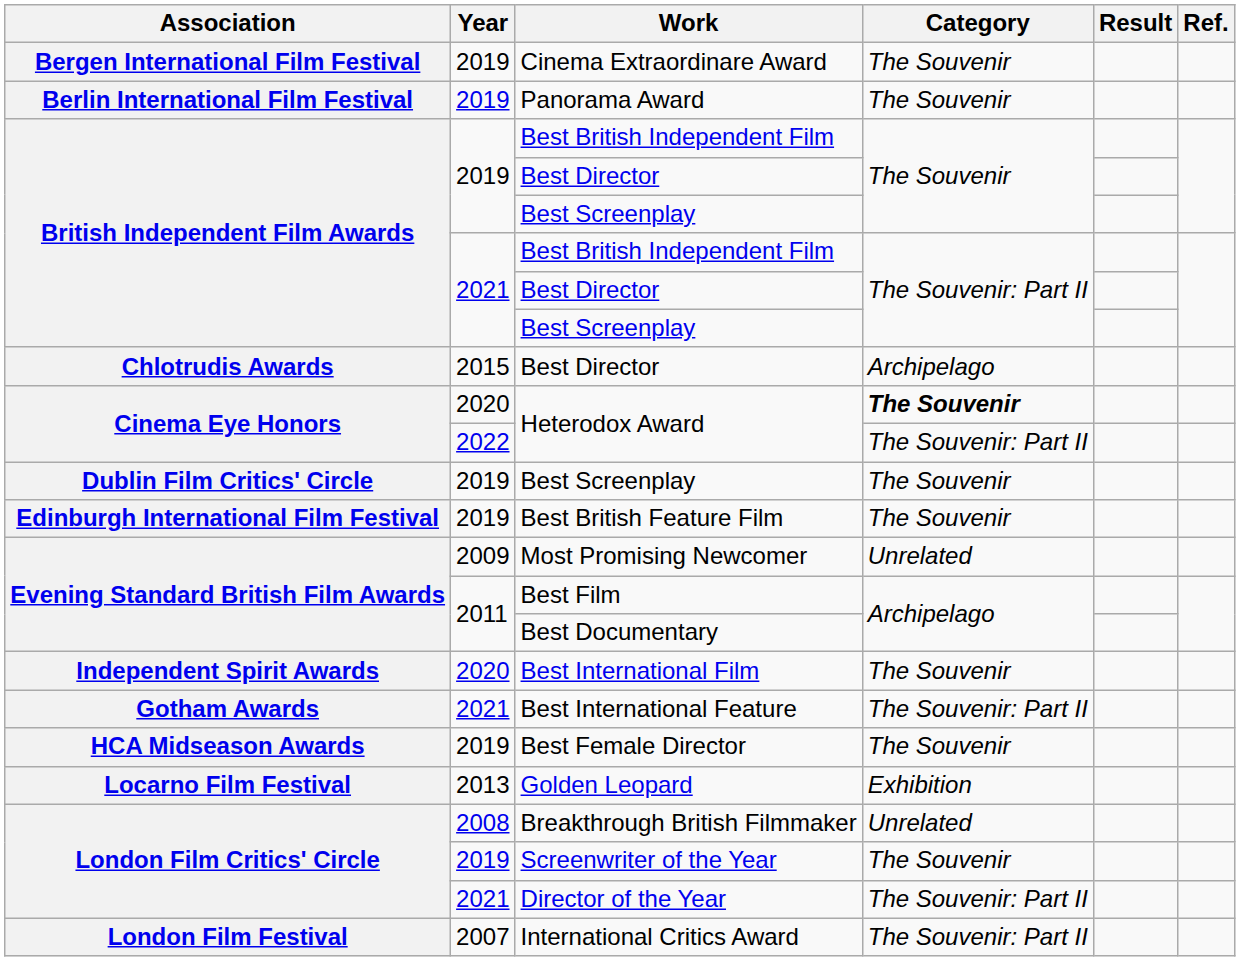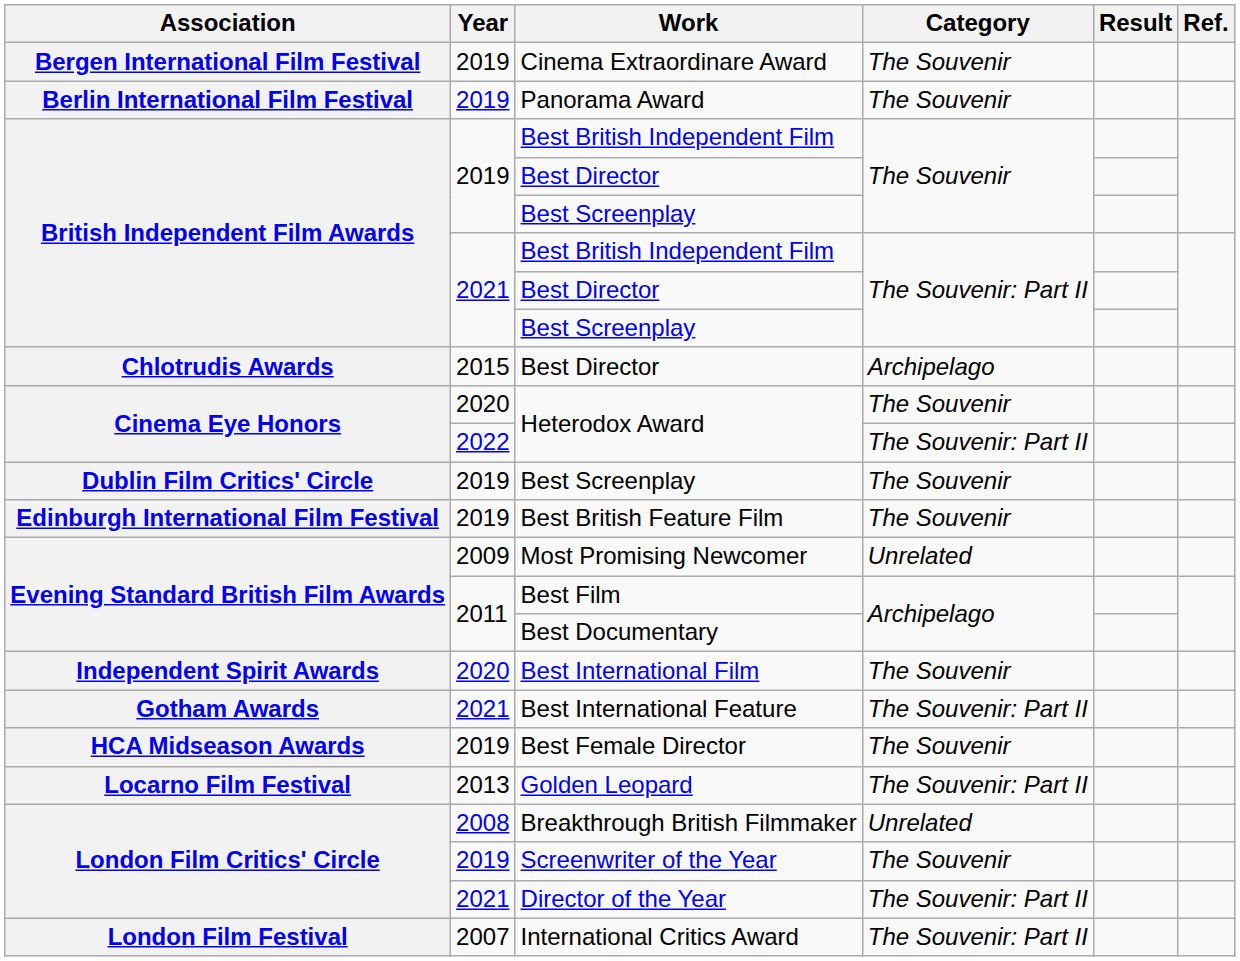(944, 404) bold -> (939, 404) normal
(920, 784) Exhibition -> (978, 784) The Souvenir: Part II
